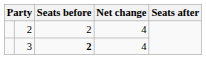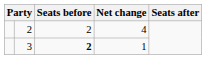(144, 46) 4 -> (144, 46) 1
